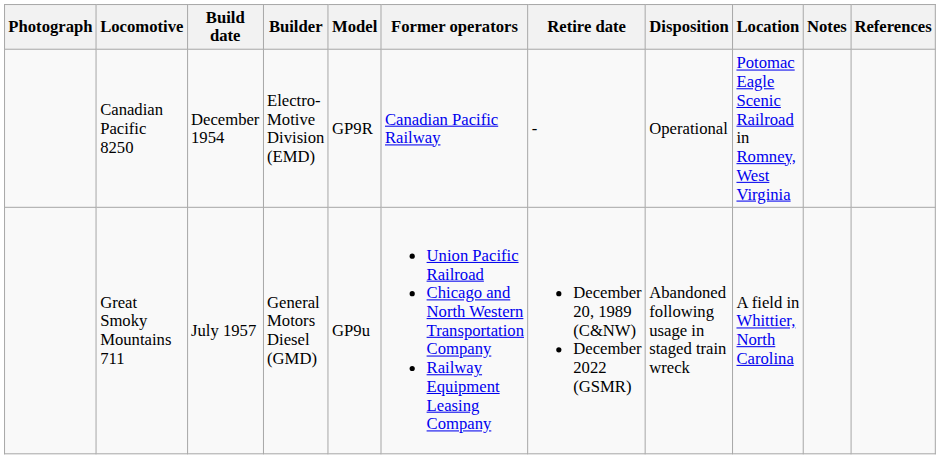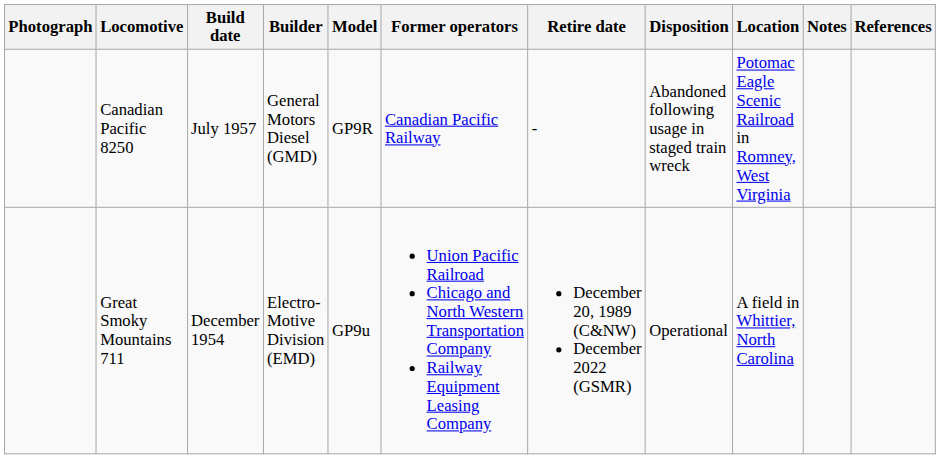(225, 128) December 1954 -> (224, 128) July 1957
(296, 128) Electro-Motive Division (EMD) -> (293, 128) General Motors Diesel (GMD)
(689, 128) Operational -> (688, 128) Abandoned following usage in staged train wreck
(224, 330) July 1957 -> (225, 330) December 1954
(293, 330) General Motors Diesel (GMD) -> (296, 330) Electro-Motive Division (EMD)
(688, 330) Abandoned following usage in staged train wreck -> (689, 330) Operational
